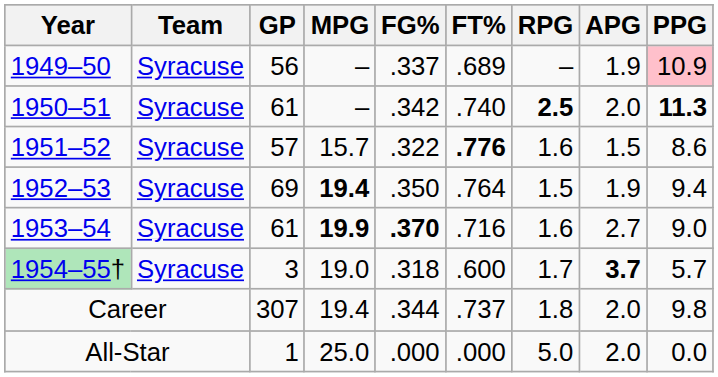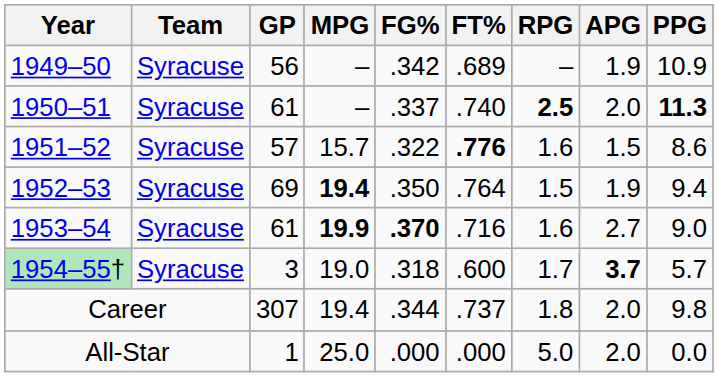(415, 66) .337 -> (415, 66) .342
(682, 66) pink background -> (682, 66) no background
(415, 107) .342 -> (415, 107) .337
